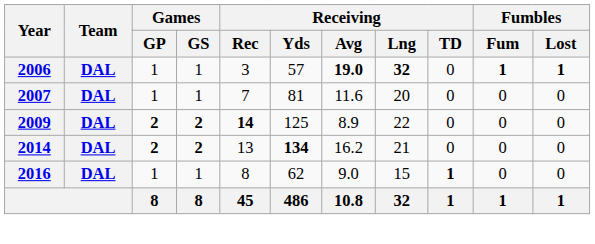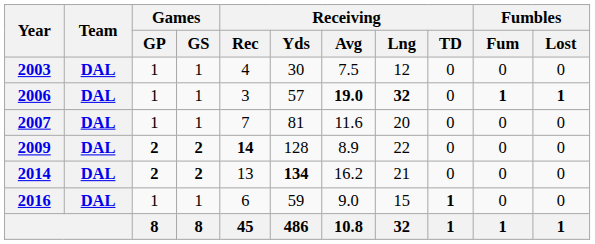+ row: (34, 69)
(296, 122) 125 -> (296, 148) 128
(245, 174) 8 -> (245, 200) 6
(296, 174) 62 -> (296, 200) 59
